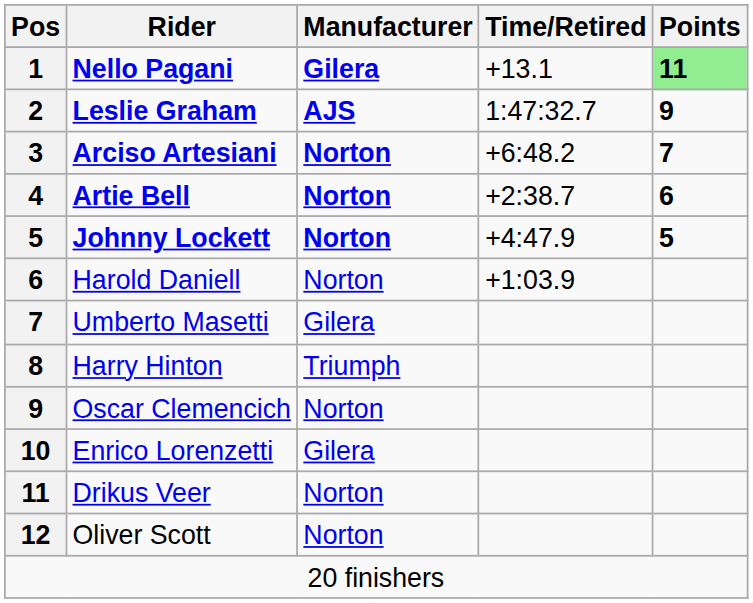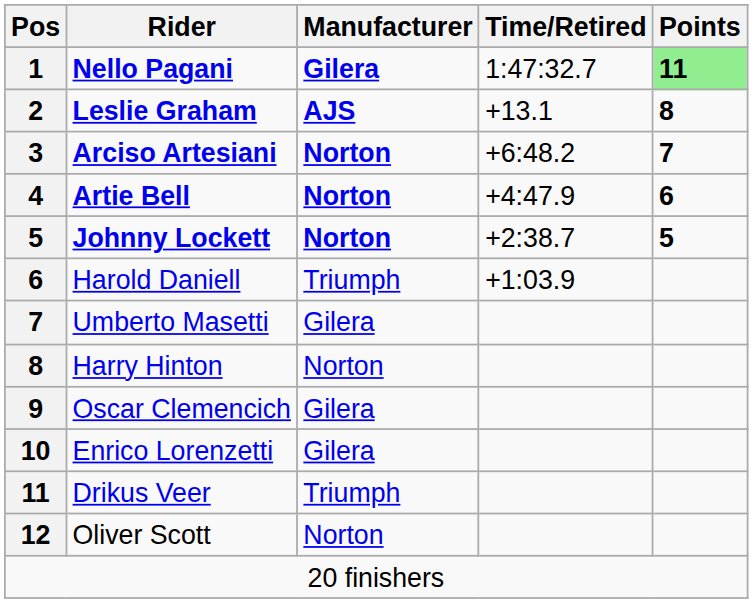(519, 69) +13.1 -> (541, 69) 1:47:32.7
(541, 111) 1:47:32.7 -> (519, 111) +13.1
(666, 111) 9 -> (666, 111) 8
(530, 196) +2:38.7 -> (530, 196) +4:47.9
(530, 238) +4:47.9 -> (530, 238) +2:38.7
(343, 280) Norton -> (352, 280) Triumph
(352, 365) Triumph -> (343, 365) Norton
(343, 407) Norton -> (339, 407) Gilera
(343, 492) Norton -> (352, 492) Triumph
